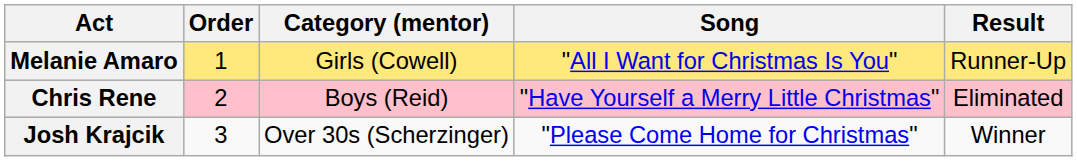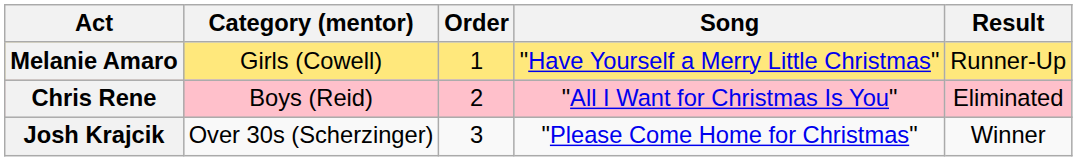columns swapped: (386, 23) <-> (221, 23)
(730, 60) "All I Want for Christmas Is You" -> (730, 60) "Have Yourself a Merry Little Christmas"
(730, 98) "Have Yourself a Merry Little Christmas" -> (730, 98) "All I Want for Christmas Is You"
